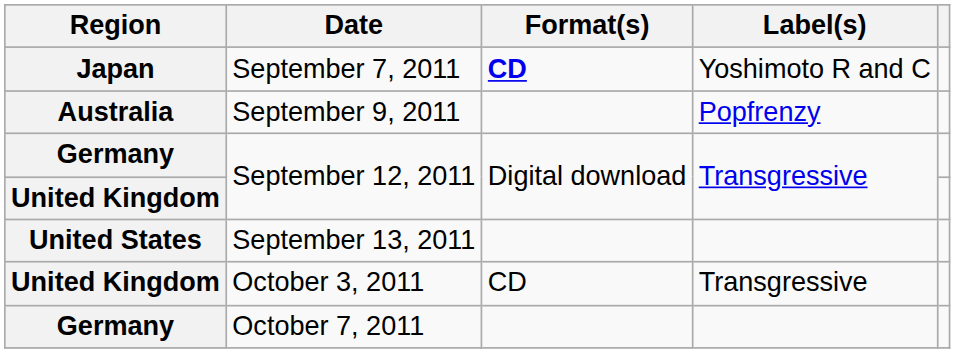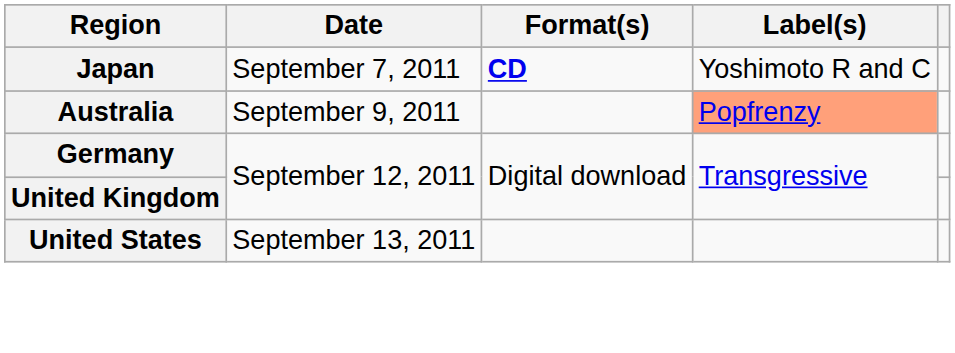(760, 111) no background -> (760, 111) lightsalmon background
- row: (115, 283)
- row: (115, 326)
